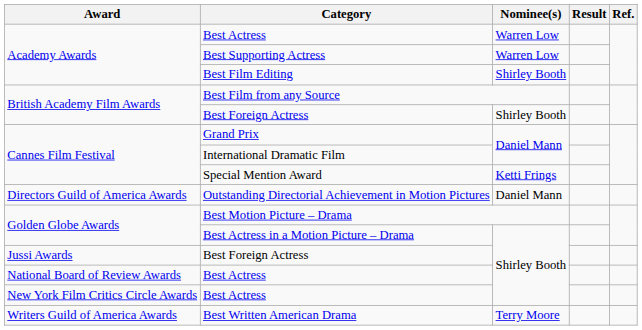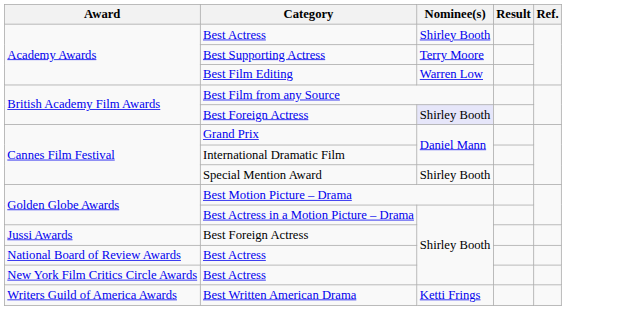(527, 34) Warren Low -> (455, 34) Shirley Booth
(527, 54) Warren Low -> (452, 54) Terry Moore
(531, 74) Shirley Booth -> (451, 74) Warren Low
(531, 114) no background -> (455, 114) lavender background
(526, 174) Ketti Frings -> (455, 174) Shirley Booth
- row: (97, 194)
(528, 315) Terry Moore -> (450, 295) Ketti Frings
